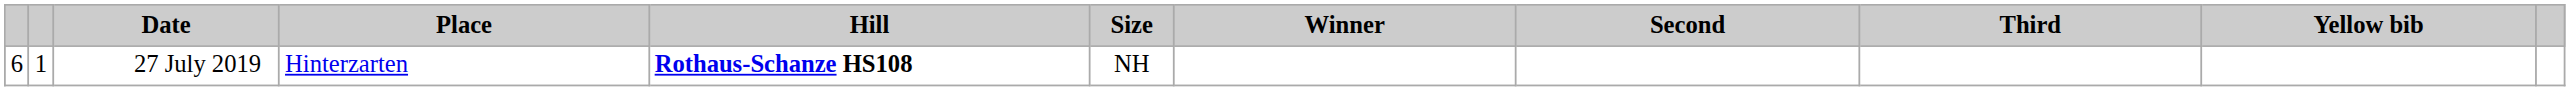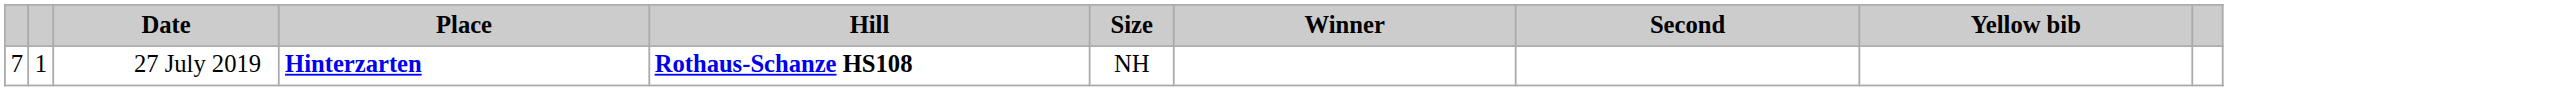- column: (2030, 24)
(17, 64) 6 -> (17, 64) 7
(347, 64) normal -> (353, 64) bold
